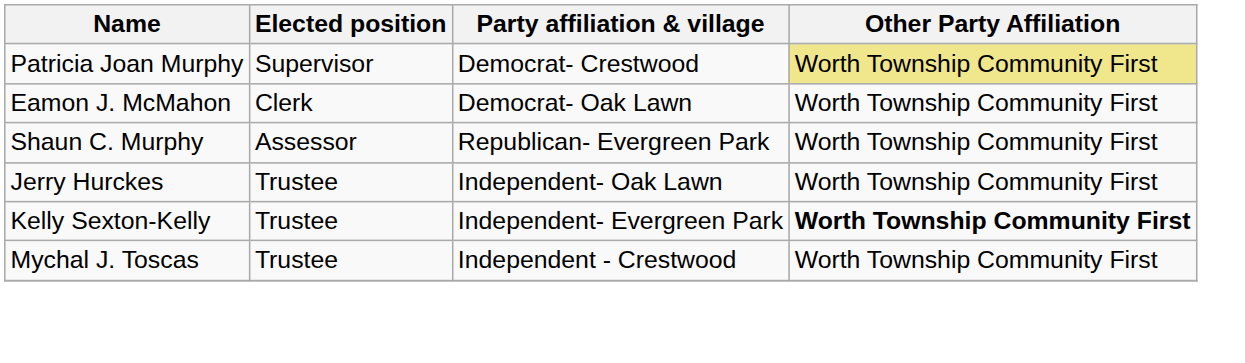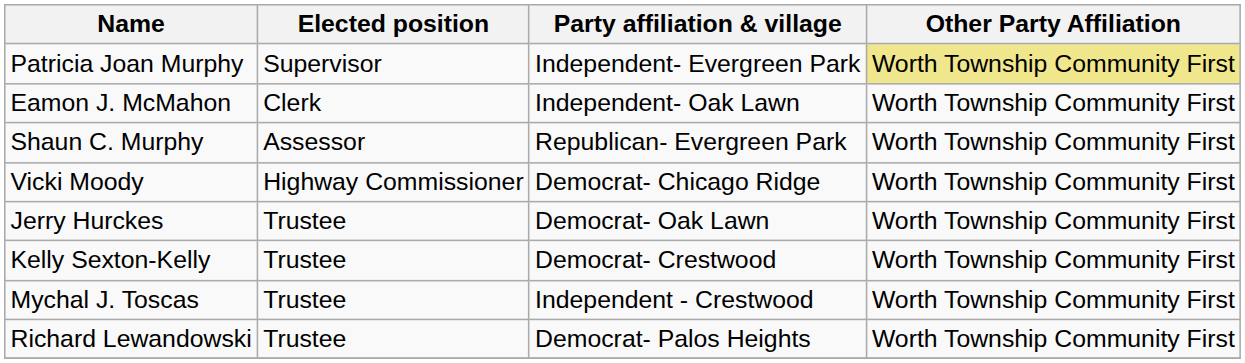(578, 63) Democrat- Crestwood -> (698, 63) Independent- Evergreen Park
(575, 102) Democrat- Oak Lawn -> (667, 102) Independent- Oak Lawn
+ row: (77, 181)
(590, 181) Independent- Oak Lawn -> (652, 220) Democrat- Oak Lawn
(621, 220) Independent- Evergreen Park -> (656, 260) Democrat- Crestwood
(993, 220) bold -> (1053, 260) normal
+ row: (131, 338)
